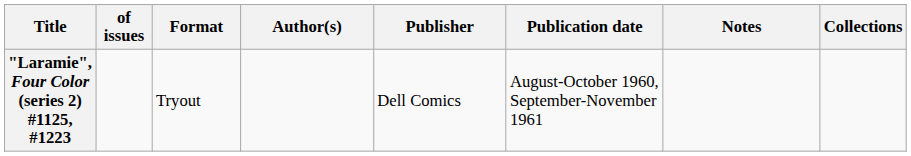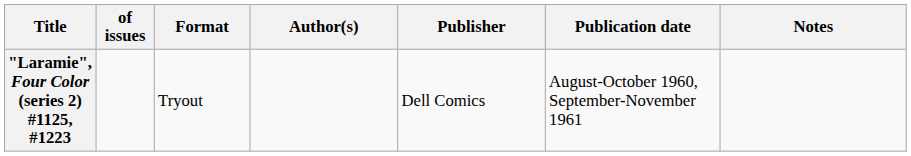- column: (863, 27)
